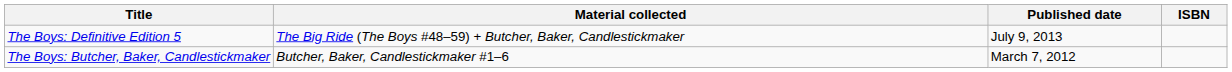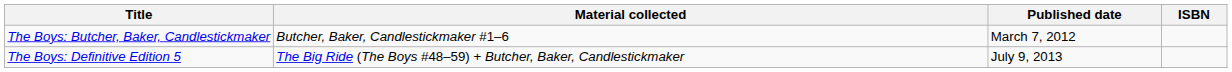rows swapped: (139, 57) <-> (94, 36)
